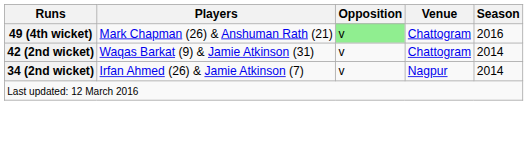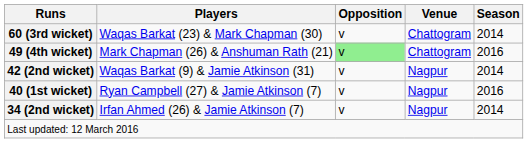+ row: (51, 33)
(439, 53) Chattogram -> (428, 72) Nagpur
+ row: (51, 91)
